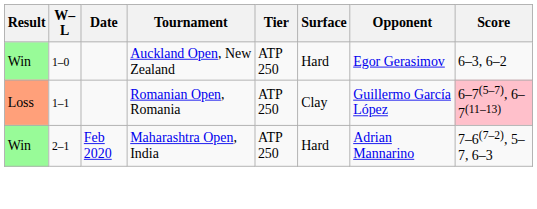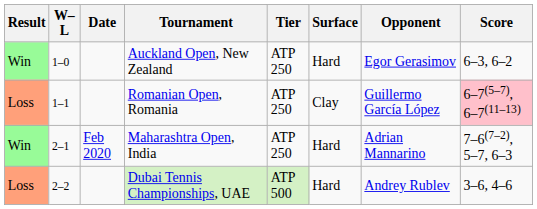+ row: (189, 185)
